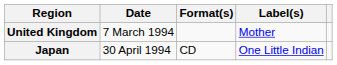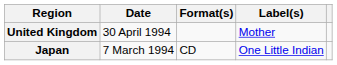(138, 32) 7 March 1994 -> (137, 32) 30 April 1994
(137, 50) 30 April 1994 -> (138, 50) 7 March 1994
